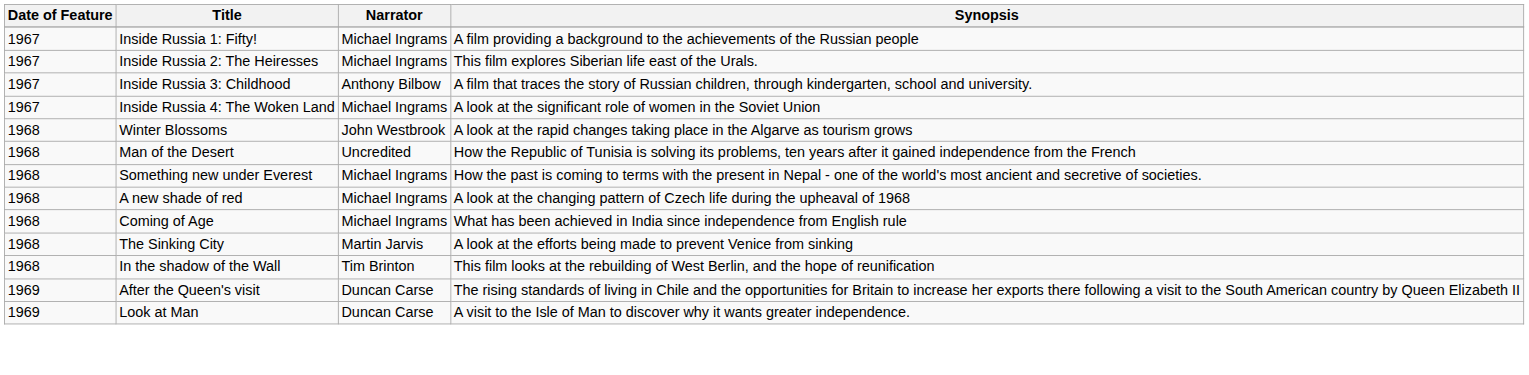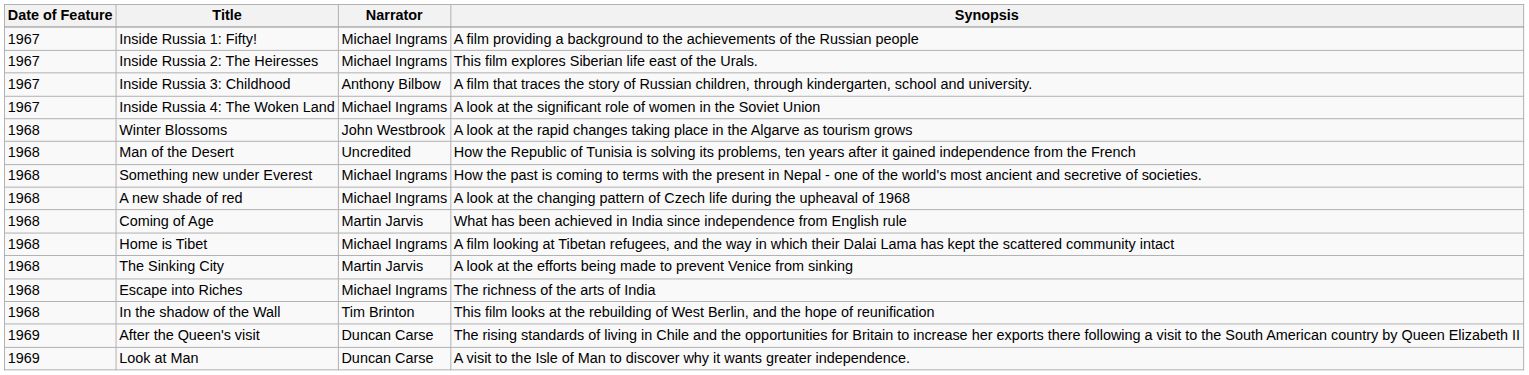(394, 221) Michael Ingrams -> (382, 221) Martin Jarvis
+ row: (163, 244)
+ row: (181, 289)
